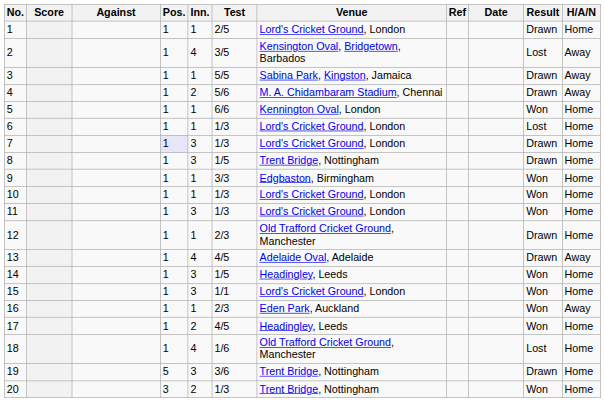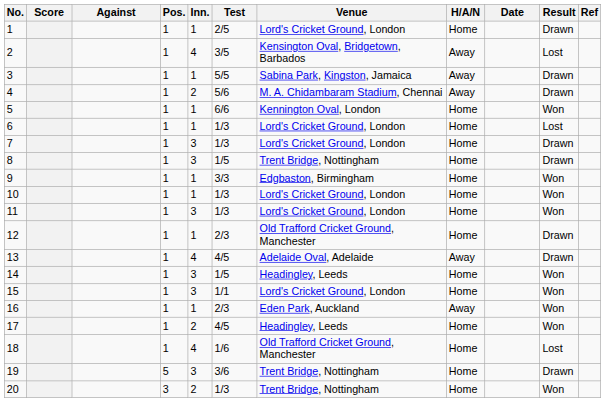columns swapped: (581, 13) <-> (457, 13)
(166, 144) lavender background -> (166, 144) no background
